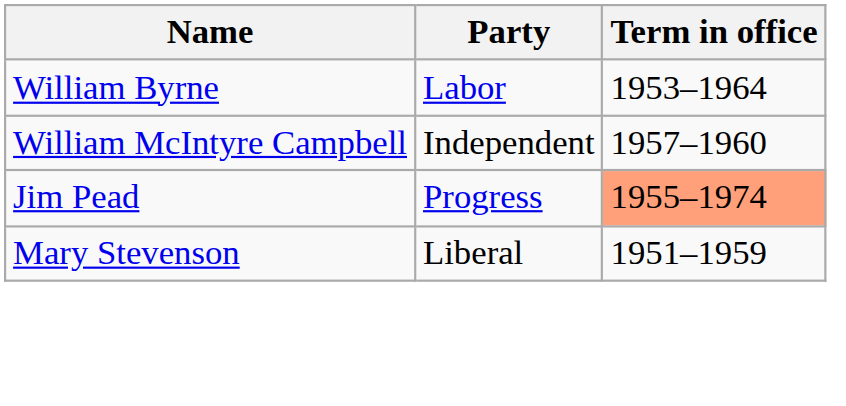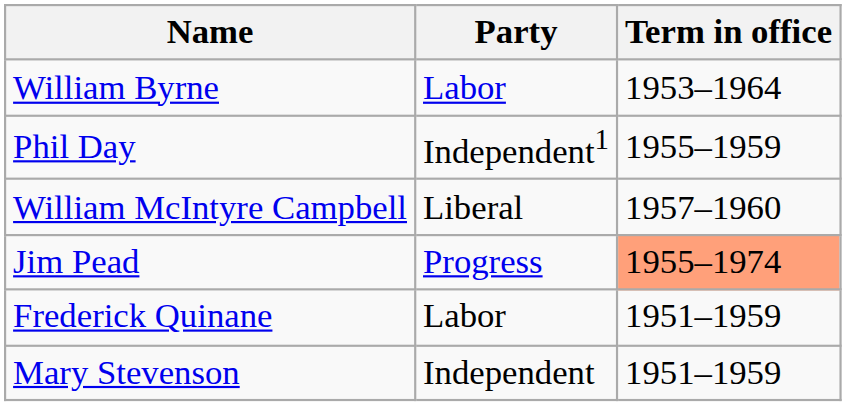+ row: (74, 146)
(509, 142) Independent -> (473, 206) Liberal
+ row: (143, 316)
(473, 252) Liberal -> (509, 371) Independent
